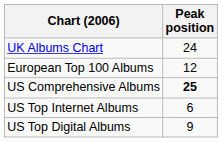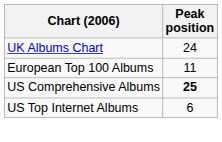(190, 68) 12 -> (190, 68) 11
- row: (69, 127)
